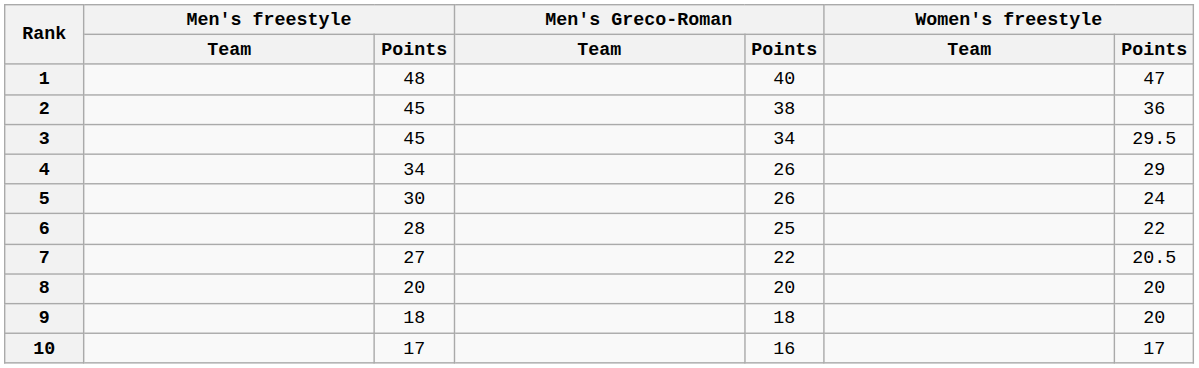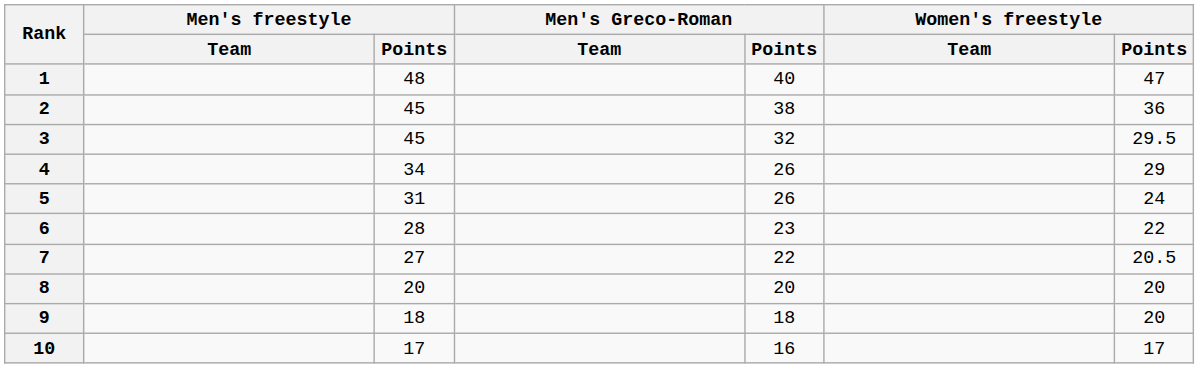(784, 139) 34 -> (784, 139) 32
(414, 199) 30 -> (414, 199) 31
(784, 229) 25 -> (784, 229) 23
